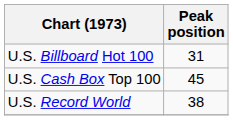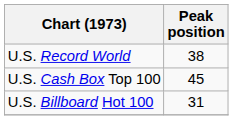rows swapped: (81, 56) <-> (69, 102)
